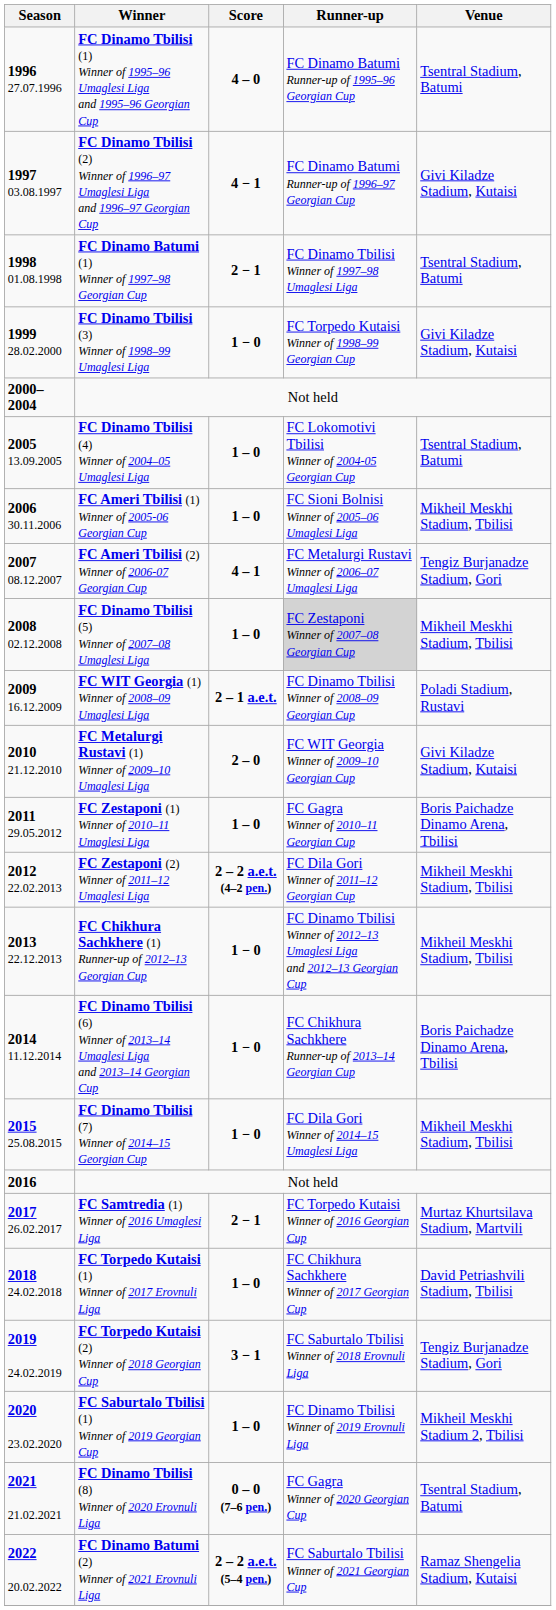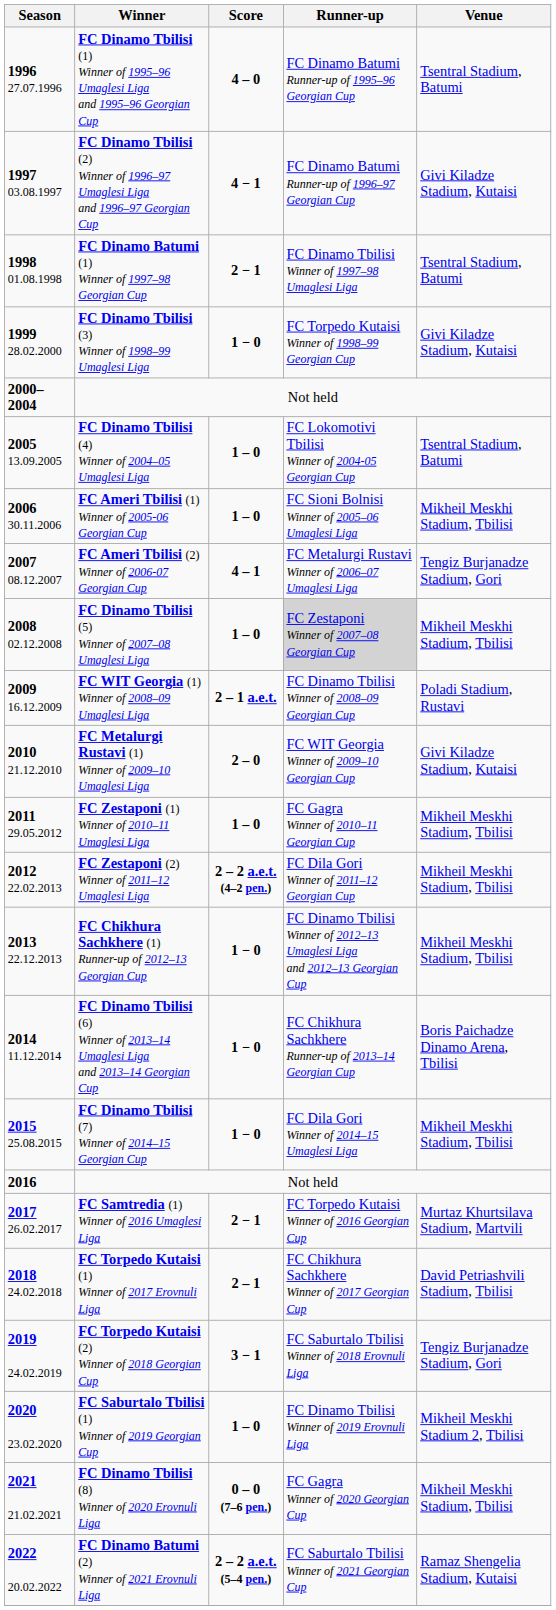(467, 824) Boris Paichadze Dinamo Arena, Tbilisi -> (467, 824) Mikheil Meskhi Stadium, Tbilisi
(246, 1284) 1 – 0 -> (246, 1284) 2 – 1
(471, 1498) Tsentral Stadium, Batumi -> (467, 1498) Mikheil Meskhi Stadium, Tbilisi
